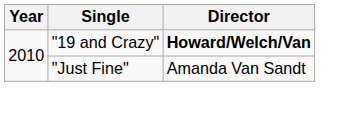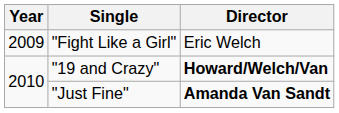+ row: (114, 42)
(236, 68) normal -> (257, 94) bold
